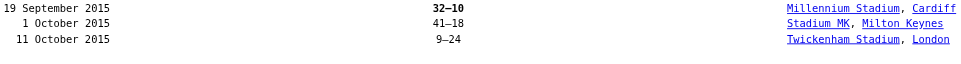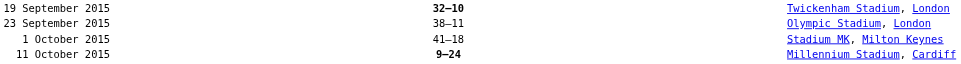(872, 9) Millennium Stadium, Cardiff -> (868, 9) Twickenham Stadium, London
+ row: (57, 24)
(448, 39) normal -> (448, 54) bold
(868, 39) Twickenham Stadium, London -> (872, 54) Millennium Stadium, Cardiff
